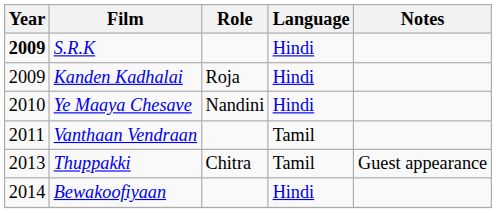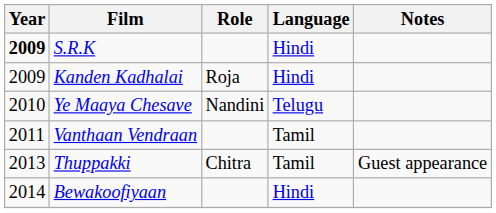(293, 105) Hindi -> (298, 105) Telugu
